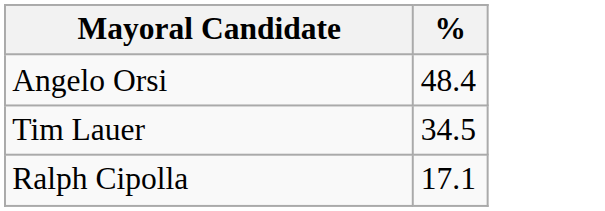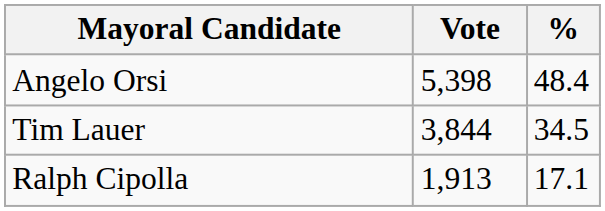+ column: (470, 29)
